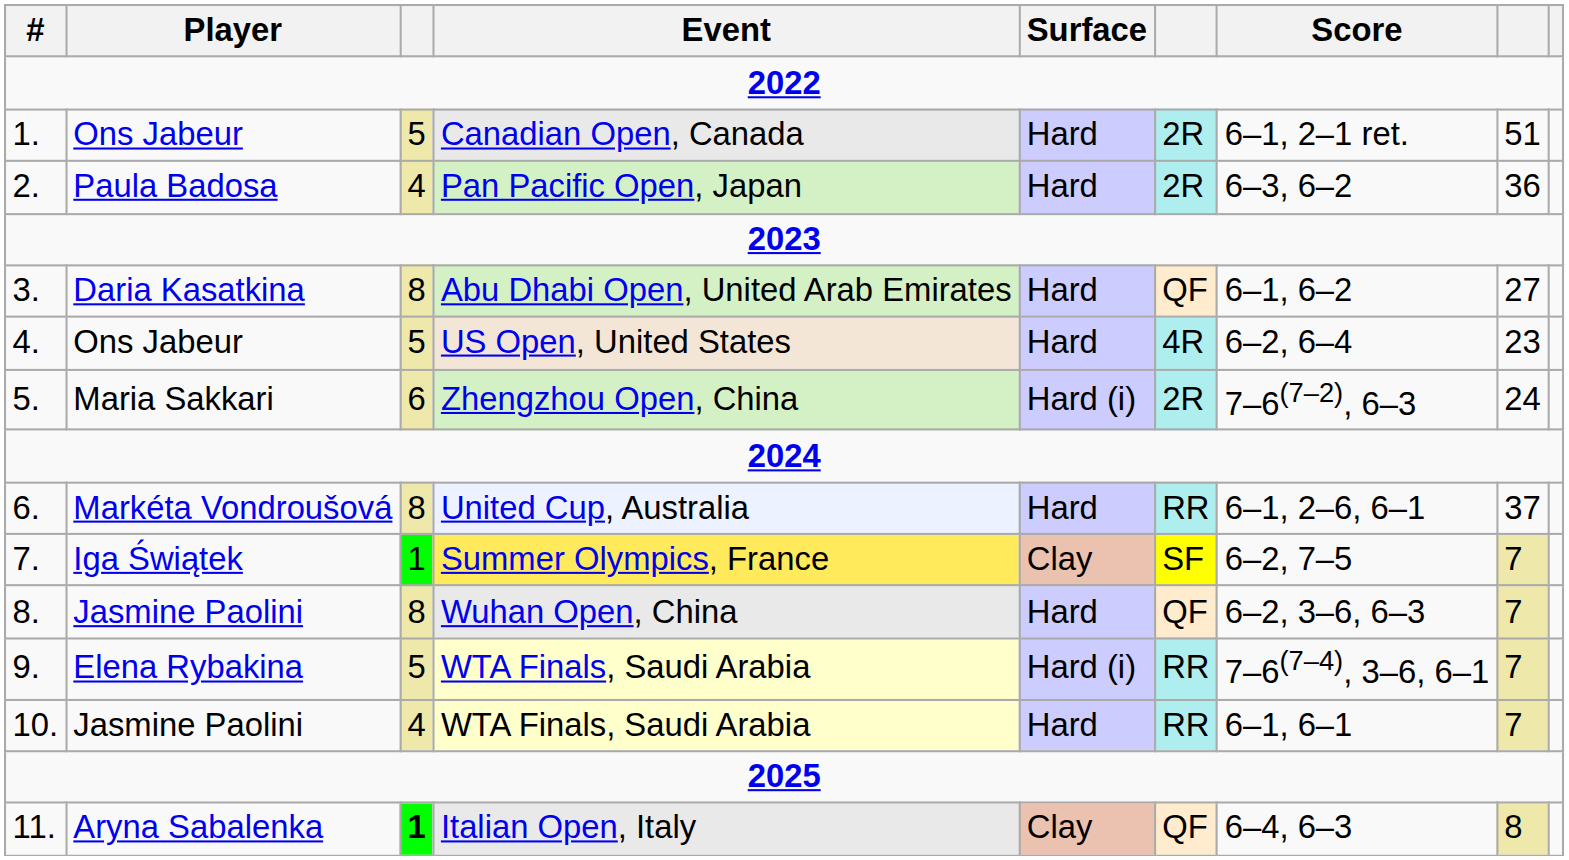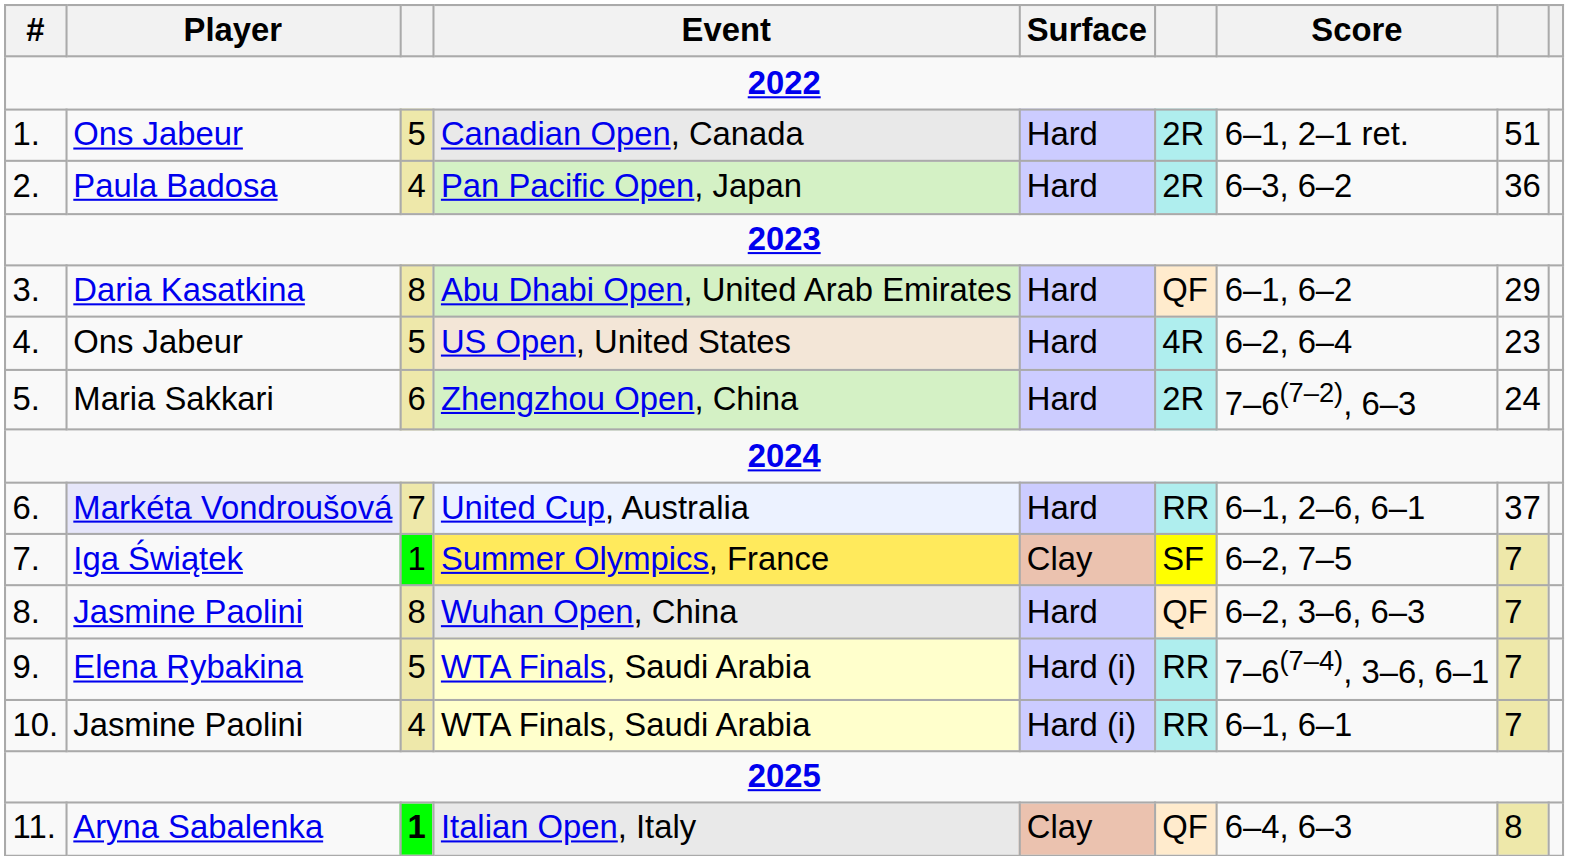(1522, 290) 27 -> (1522, 290) 29
(1081, 399) Hard (i) -> (1062, 399) Hard
(233, 507) no background -> (233, 507) lavender background
(417, 507) 8 -> (417, 507) 7
(1062, 724) Hard -> (1081, 724) Hard (i)
